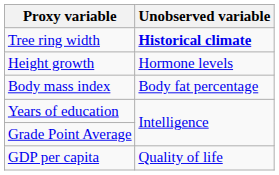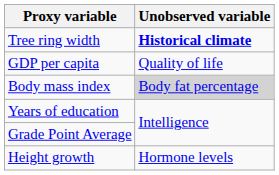rows swapped: (53, 157) <-> (51, 63)
(198, 87) no background -> (198, 87) lightgrey background
